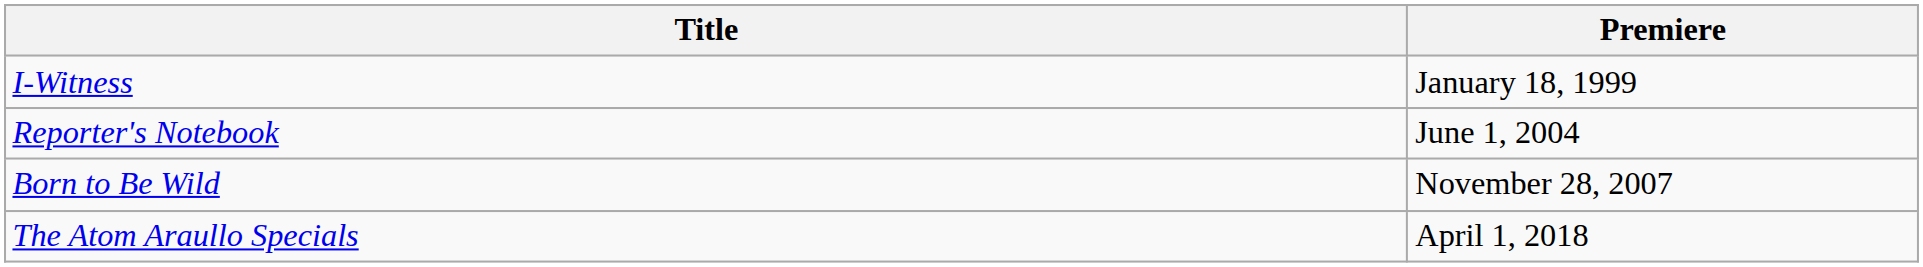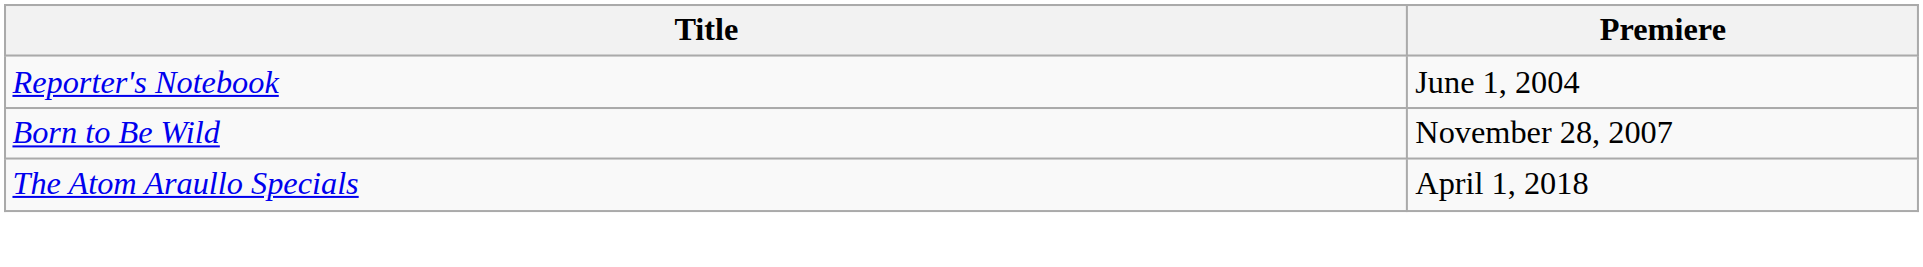- row: (73, 81)
